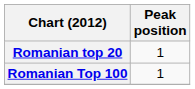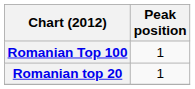rows swapped: (68, 52) <-> (68, 73)
